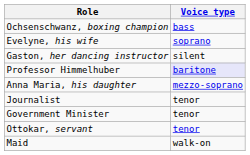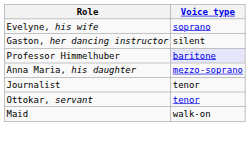- row: (87, 26)
- row: (58, 114)
